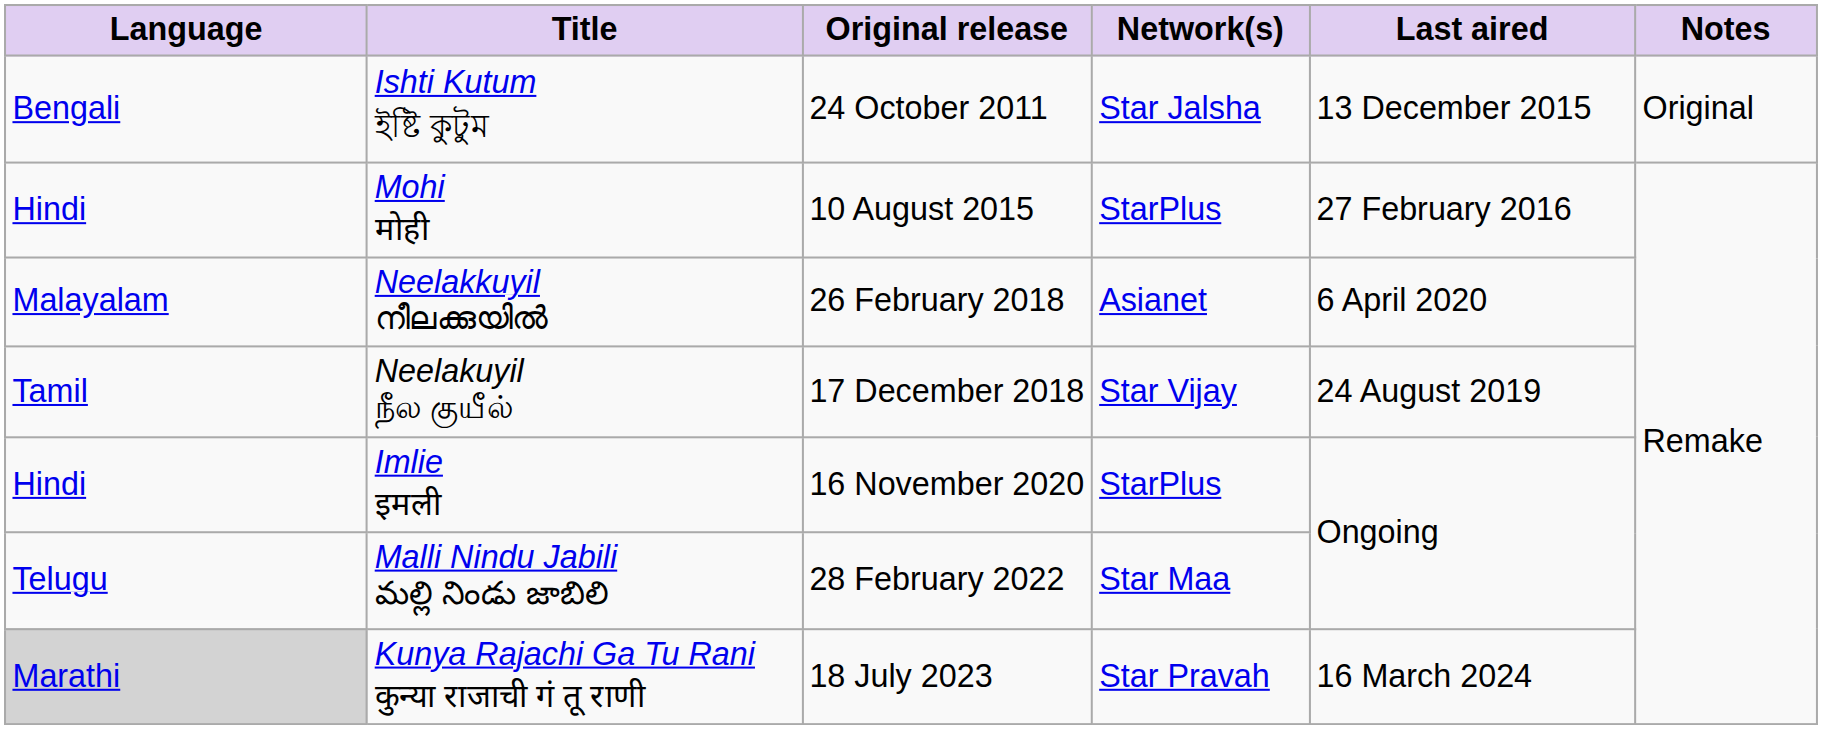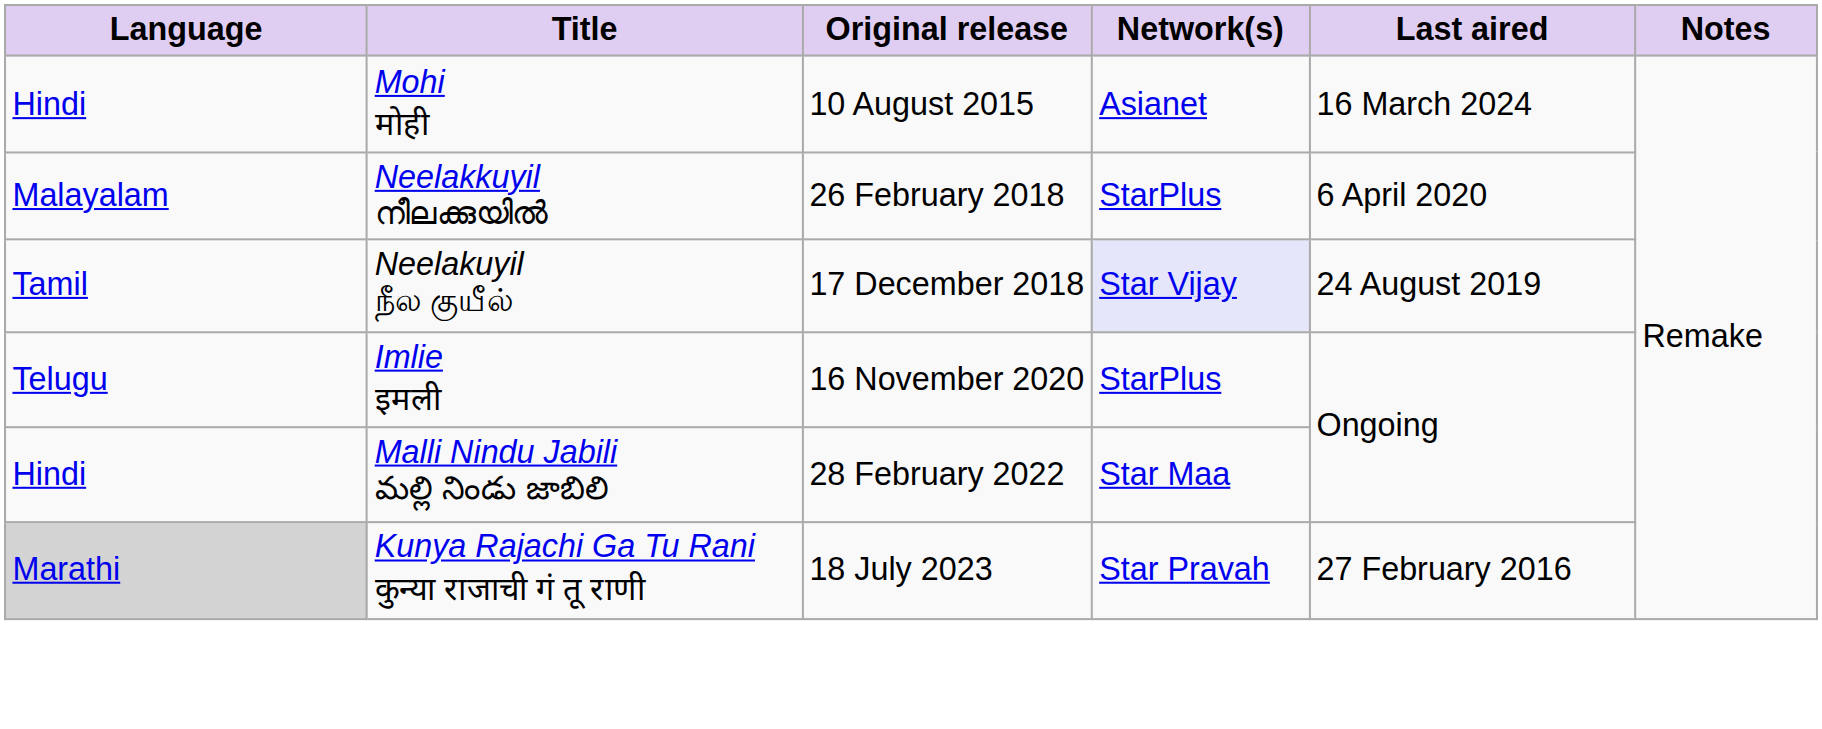- row: (456, 103)
(1160, 209) StarPlus -> (1153, 103) Asianet
(1444, 209) 27 February 2016 -> (1424, 103) 16 March 2024
(1153, 301) Asianet -> (1160, 195) StarPlus
(1168, 390) no background -> (1168, 284) lavender background
(49, 484) Hindi -> (60, 378) Telugu
(60, 580) Telugu -> (49, 474) Hindi
(1424, 675) 16 March 2024 -> (1444, 569) 27 February 2016
